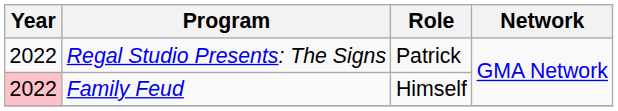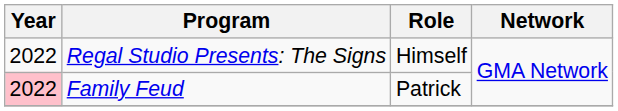(428, 55) Patrick -> (431, 55) Himself
(431, 88) Himself -> (428, 88) Patrick
